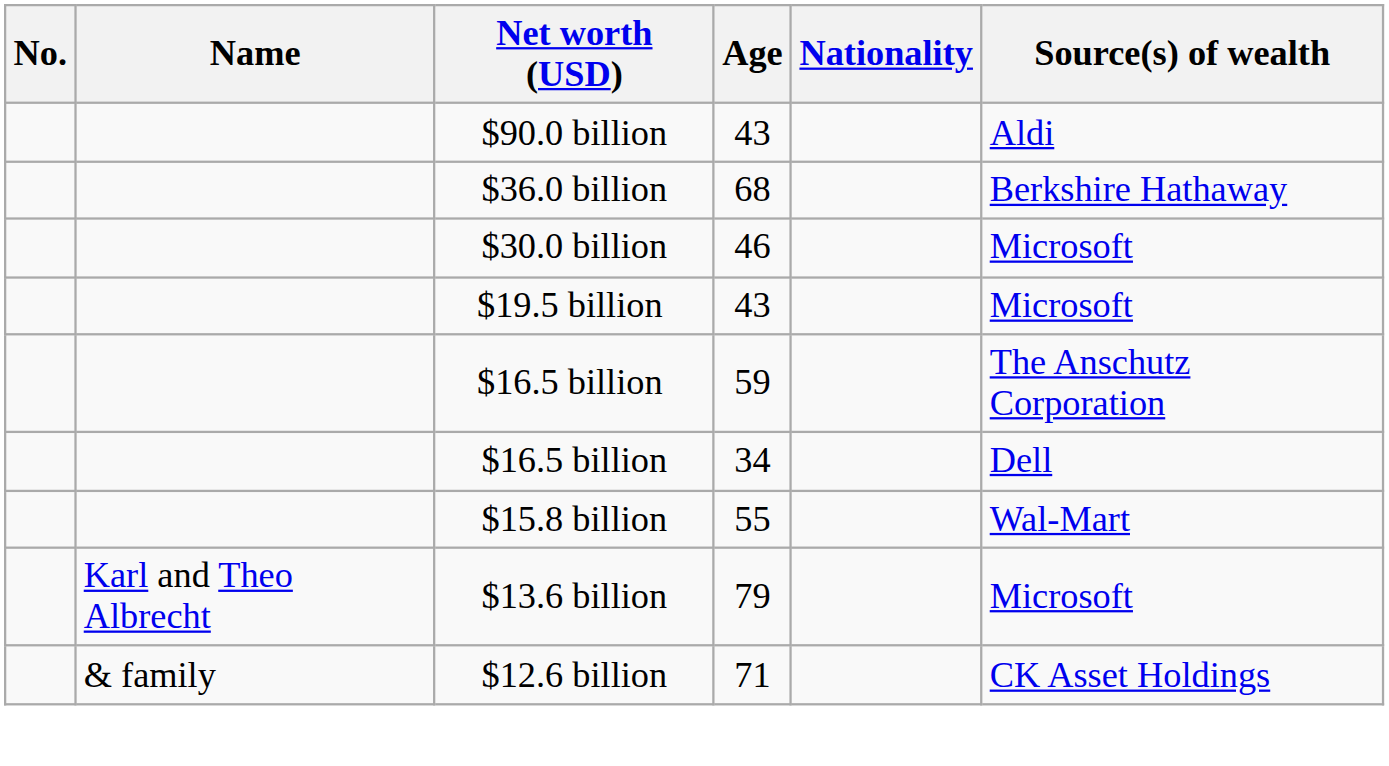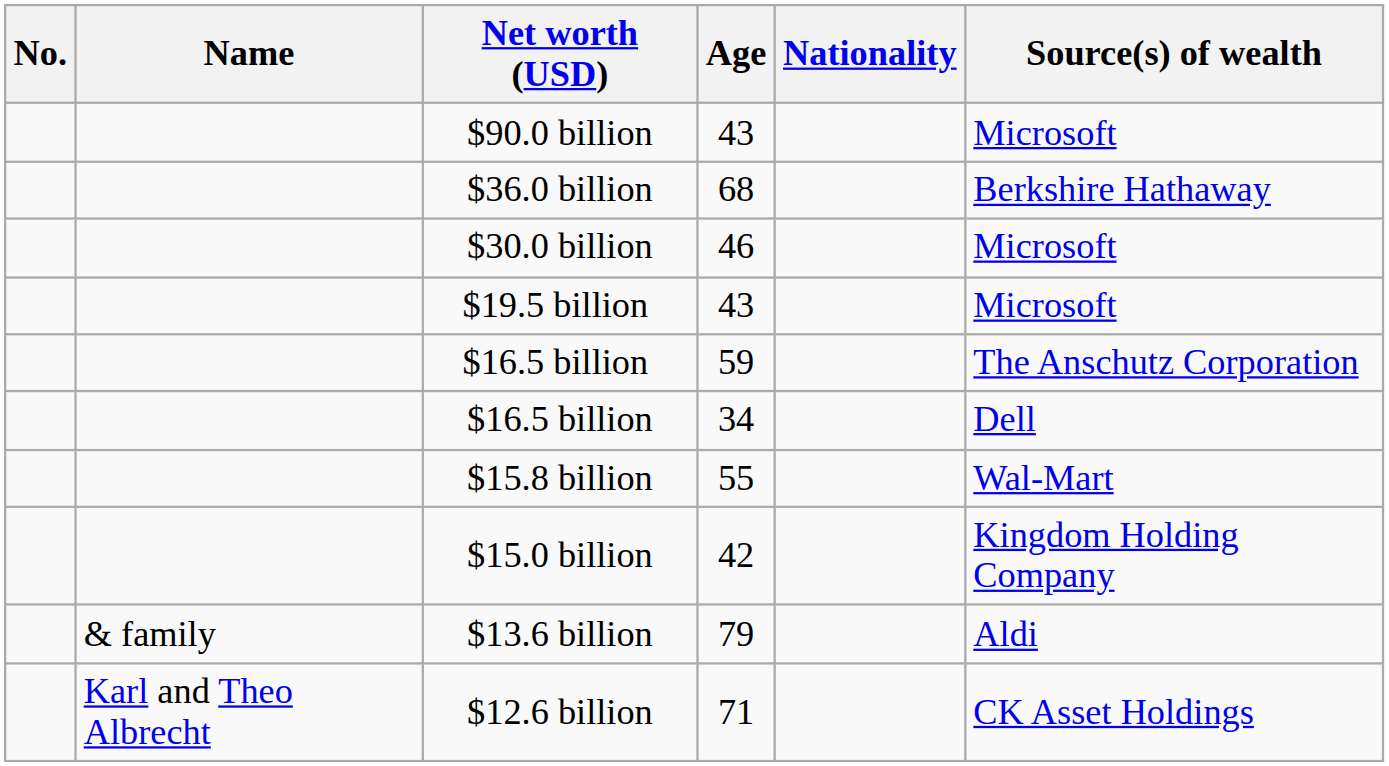(1022, 131) Aldi -> (1045, 131) Microsoft
+ row: (560, 555)
(188, 596) Karl and Theo Albrecht -> (150, 633) & family
(1061, 596) Microsoft -> (1006, 633) Aldi
(150, 674) & family -> (188, 711) Karl and Theo Albrecht
